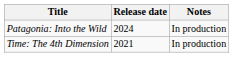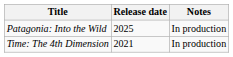(124, 28) 2024 -> (124, 28) 2025
